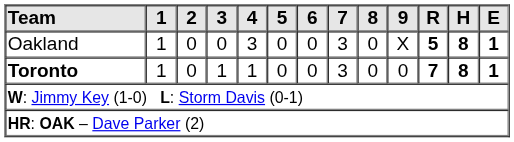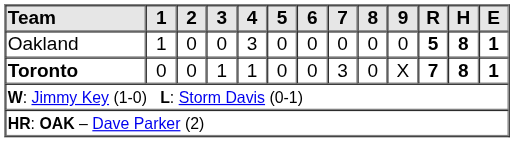(343, 44) 3 -> (343, 44) 0
(403, 44) X -> (403, 44) 0
(161, 70) 1 -> (161, 70) 0
(403, 70) 0 -> (403, 70) X
